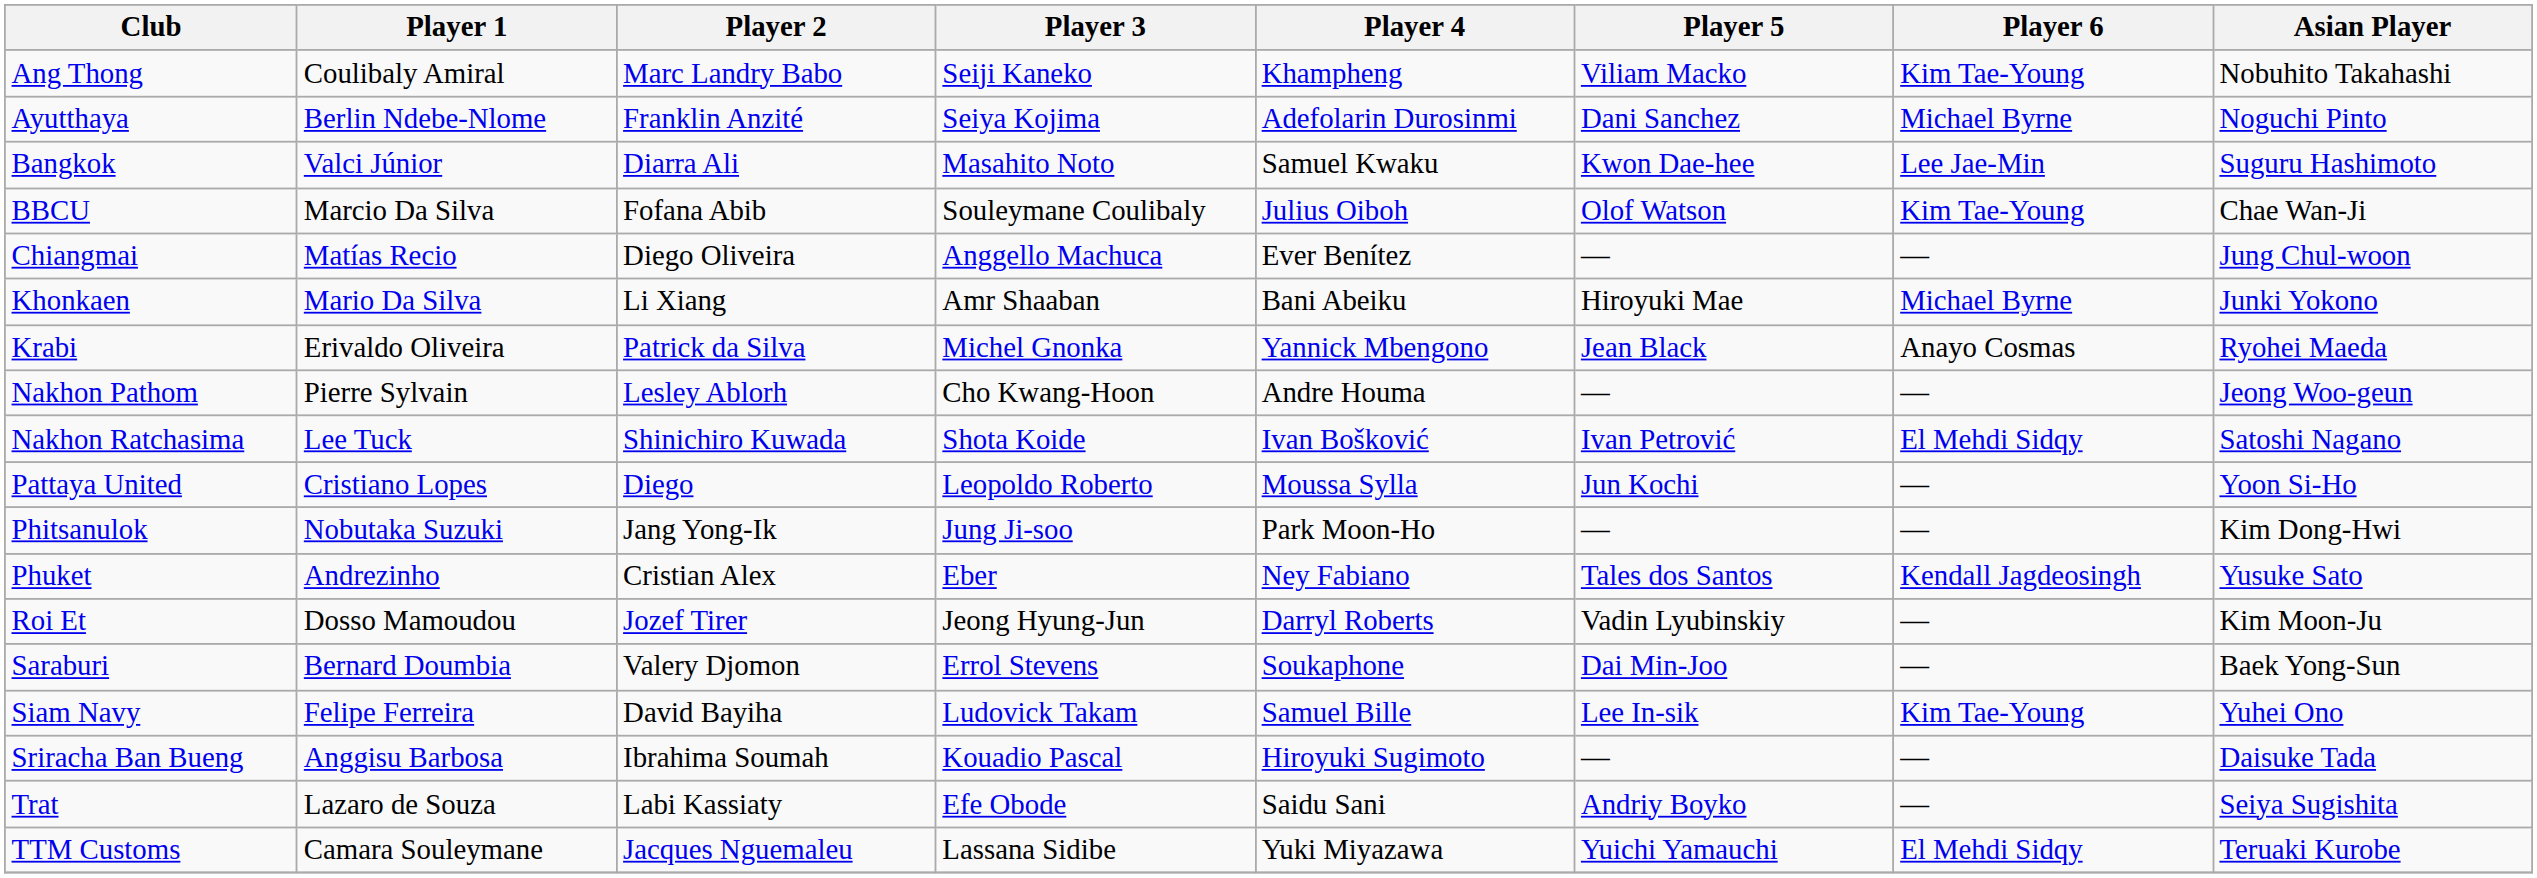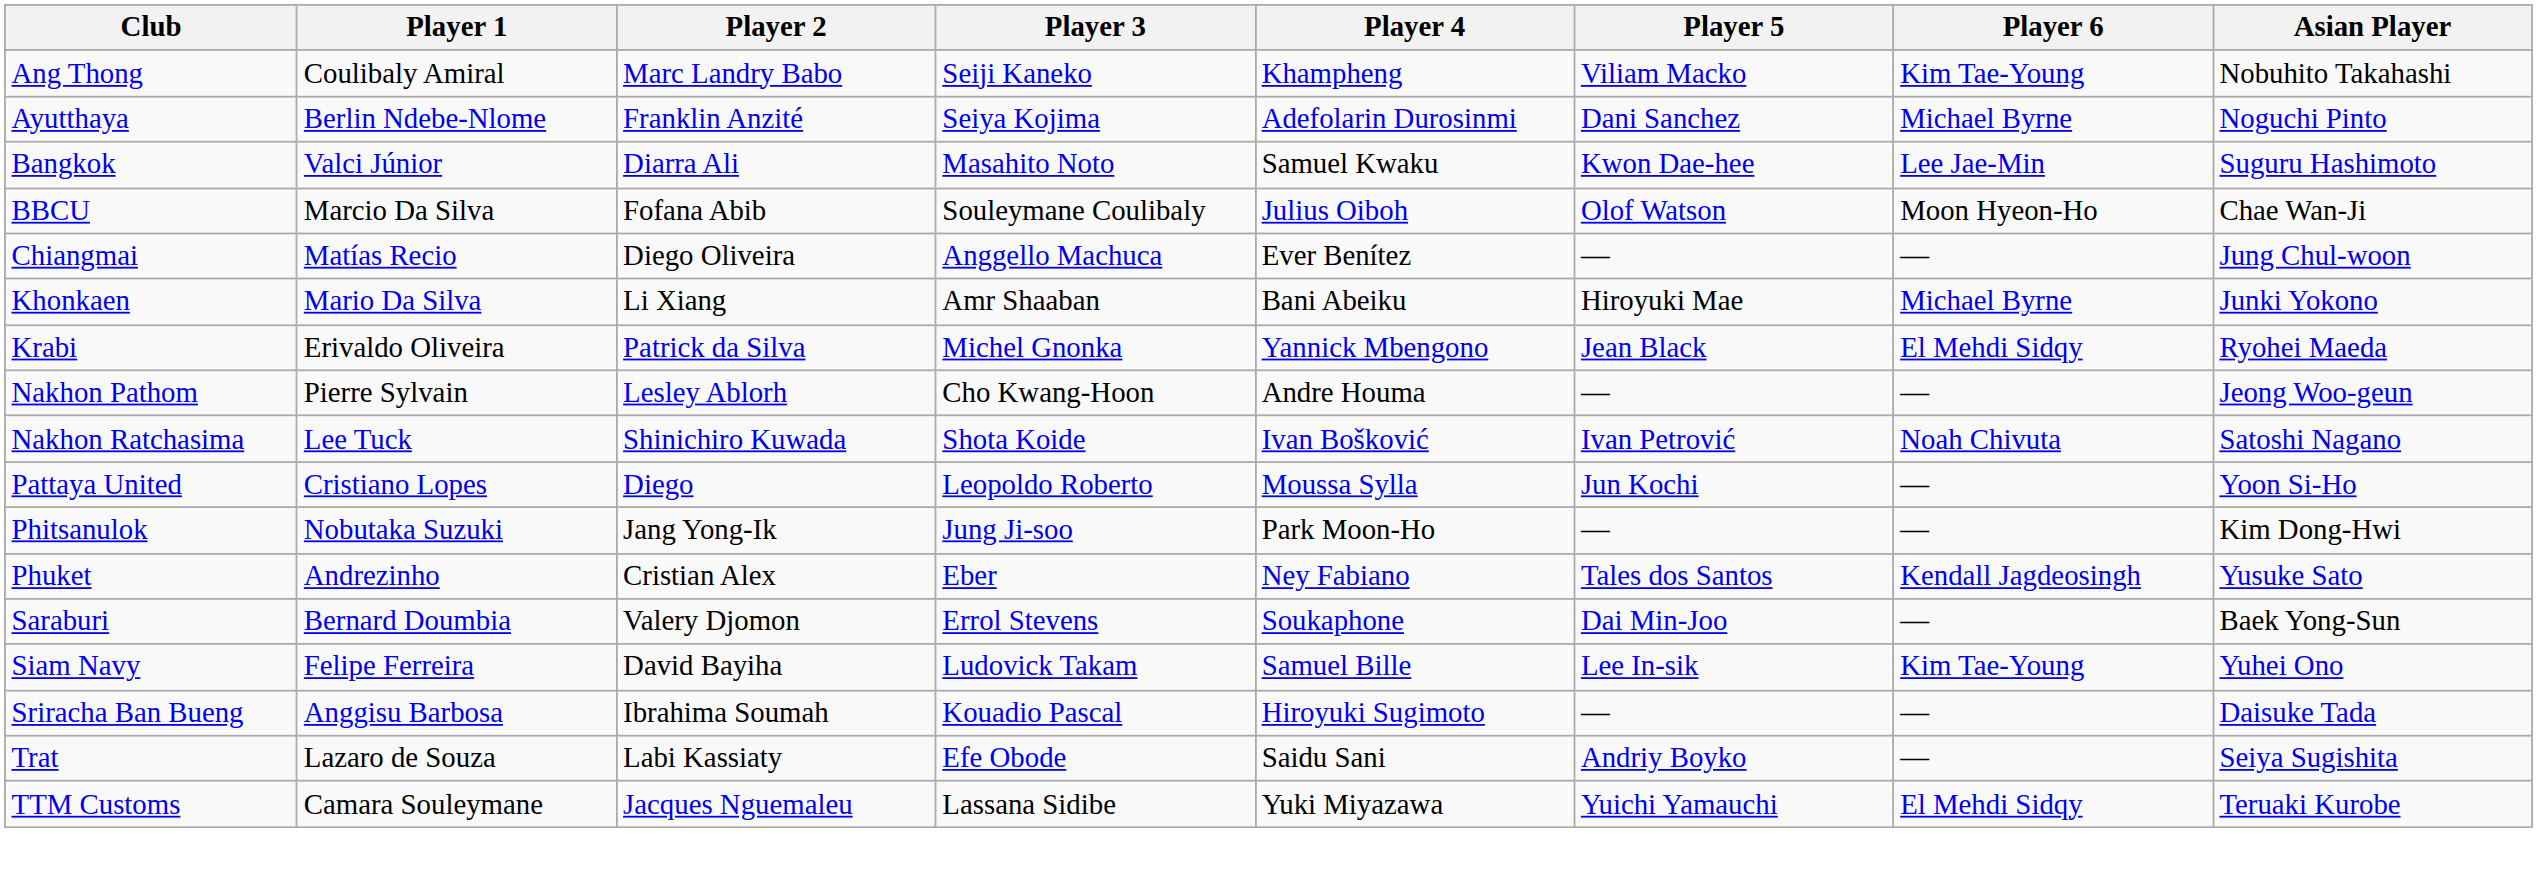(1992, 210) Kim Tae-Young -> (1999, 210) Moon Hyeon-Ho
(1988, 347) Anayo Cosmas -> (1991, 347) El Mehdi Sidqy
(1991, 438) El Mehdi Sidqy -> (1981, 438) Noah Chivuta
- row: (49, 621)
